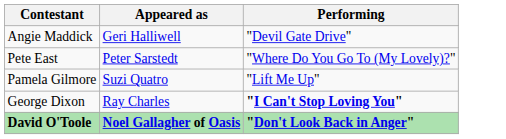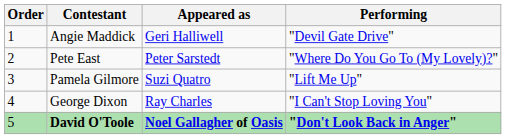+ column: (26, 15)
(324, 101) bold -> (361, 101) normal
